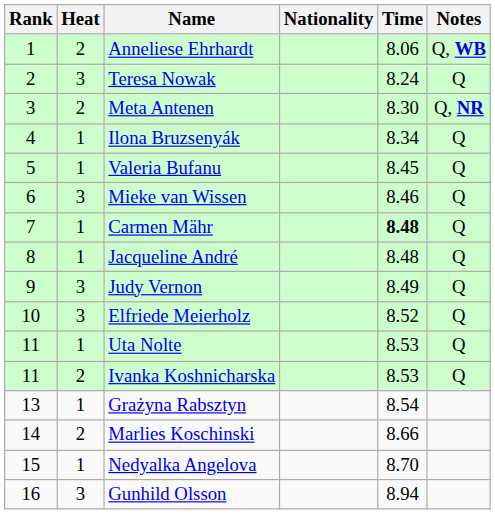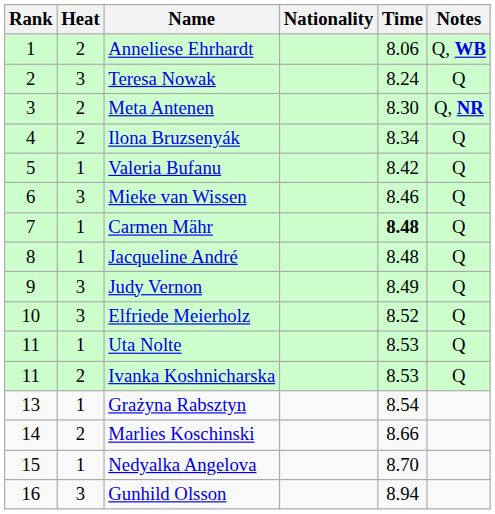(80, 138) 1 -> (80, 138) 2
(403, 167) 8.45 -> (403, 167) 8.42
